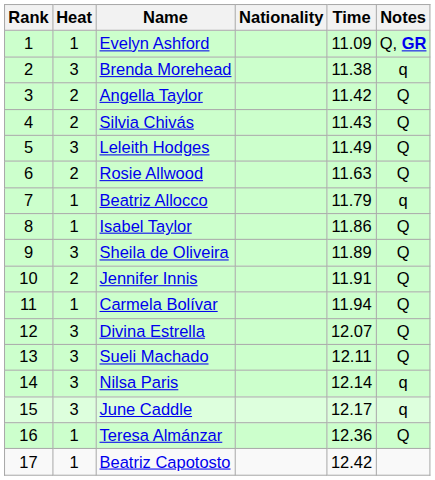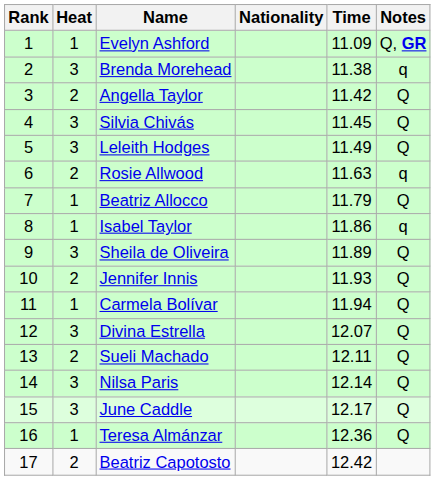(74, 122) 2 -> (74, 122) 3
(352, 122) 11.43 -> (352, 122) 11.45
(403, 174) Q -> (403, 174) q
(403, 200) q -> (403, 200) Q
(403, 226) Q -> (403, 226) q
(352, 278) 11.91 -> (352, 278) 11.93
(74, 357) 3 -> (74, 357) 2
(403, 383) q -> (403, 383) Q
(403, 409) q -> (403, 409) Q
(74, 461) 1 -> (74, 461) 2
